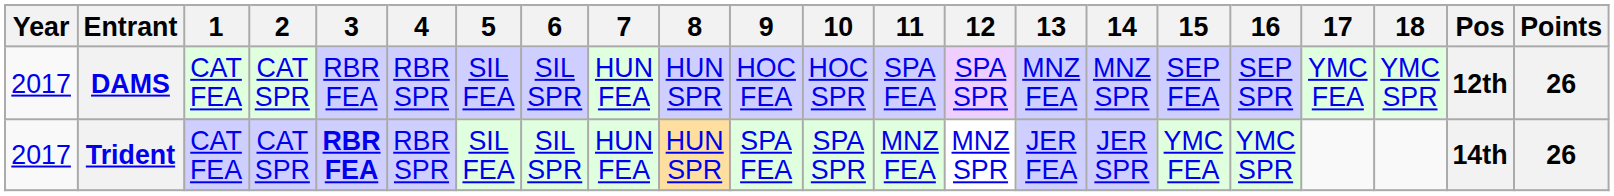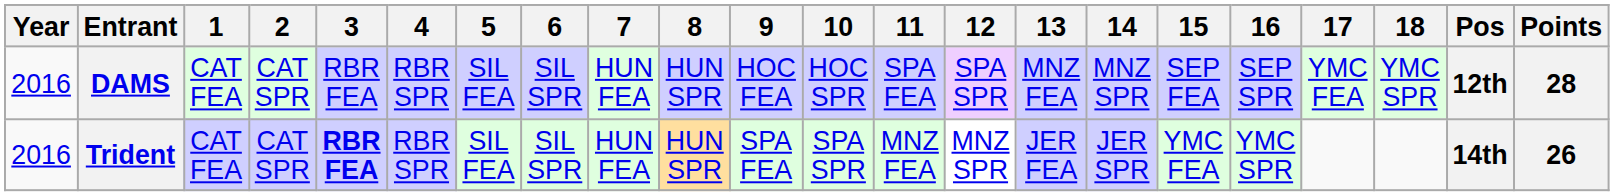(41, 83) 2017 -> (41, 83) 2016
(1561, 83) 26 -> (1561, 83) 28
(41, 154) 2017 -> (41, 154) 2016
